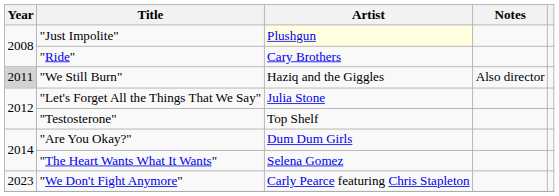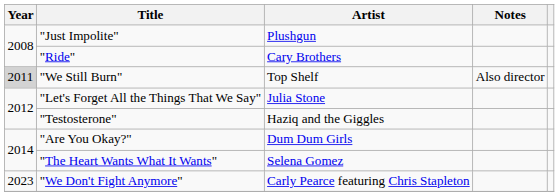(292, 35) lightyellow background -> (292, 35) no background
(326, 77) Haziq and the Giggles -> (293, 77) Top Shelf
(293, 118) Top Shelf -> (326, 118) Haziq and the Giggles
